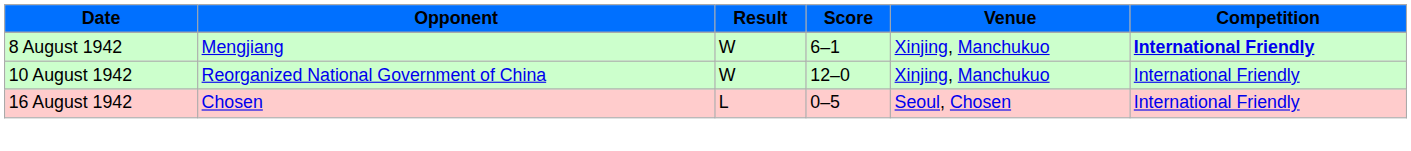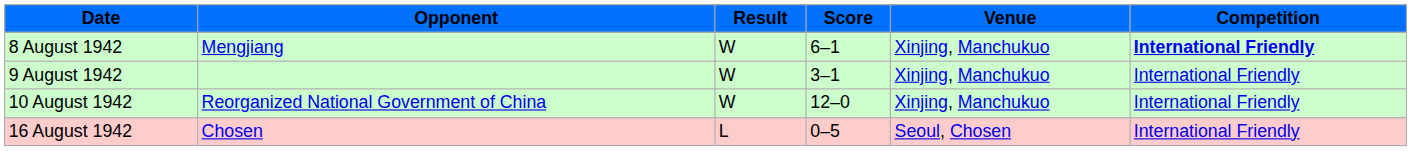+ row: (65, 74)
